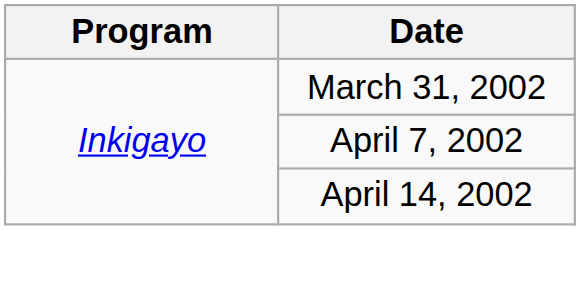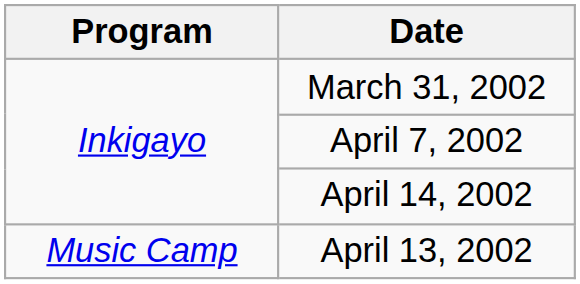+ row: (427, 250)
